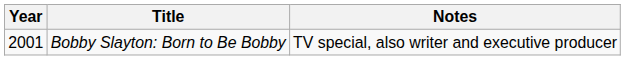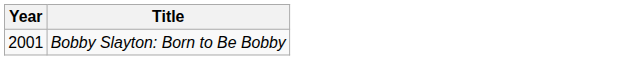- column: (455, 17)
